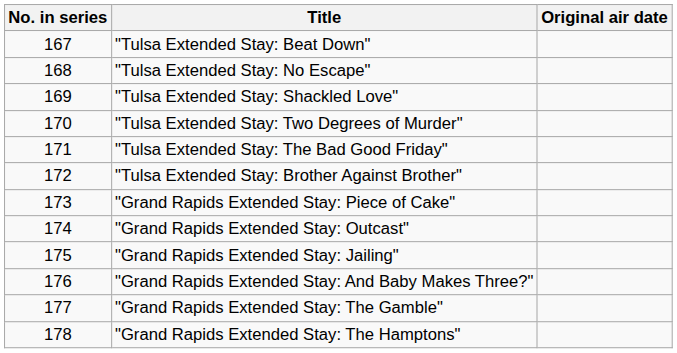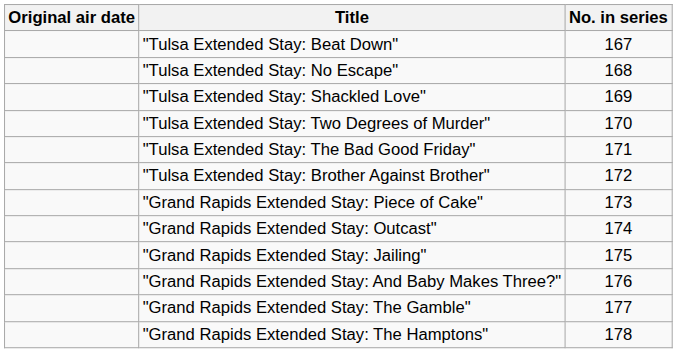columns swapped: (58, 17) <-> (605, 17)
